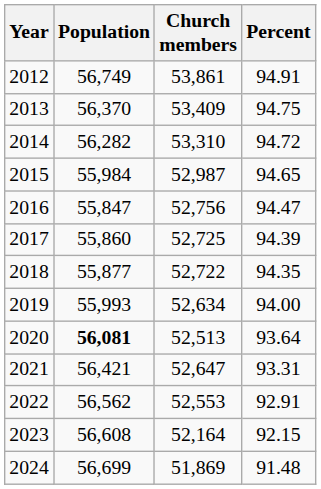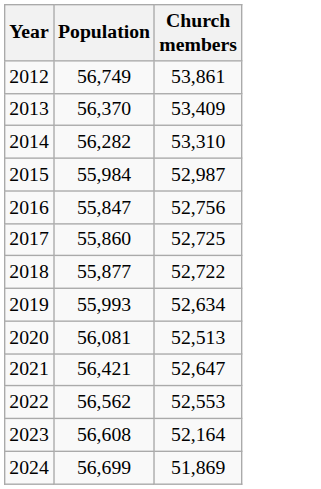- column: (278, 32)
(104, 337) bold -> (104, 337) normal
